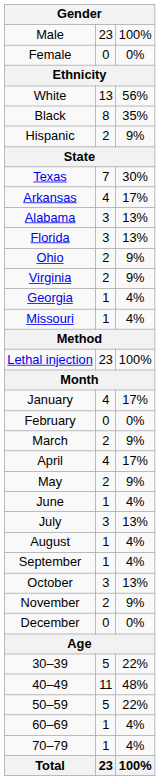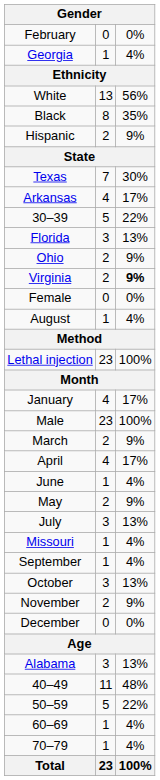rows swapped: (50, 34) <-> (50, 420)
rows swapped: (50, 55) <-> (50, 298)
rows swapped: (50, 217) <-> (50, 664)
(135, 278) normal -> (135, 278) bold
rows swapped: (50, 319) <-> (50, 542)
rows swapped: (50, 481) <-> (50, 501)
